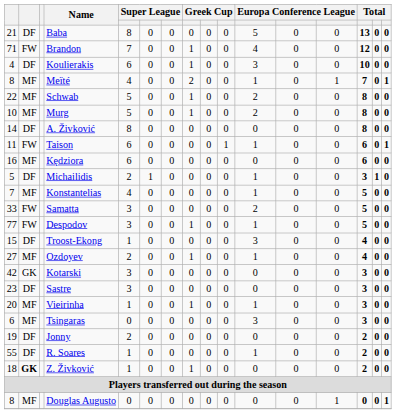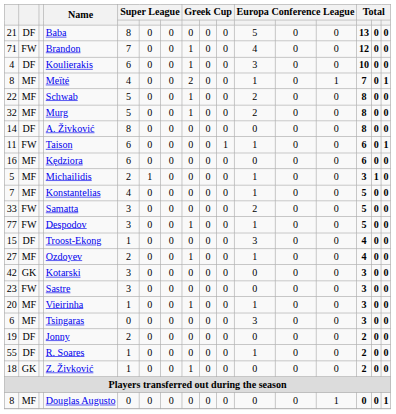(12, 113) 10 -> (12, 113) 32
(29, 177) DF -> (29, 177) MF
(29, 288) DF -> (29, 288) FW
(29, 368) bold -> (29, 368) normal
